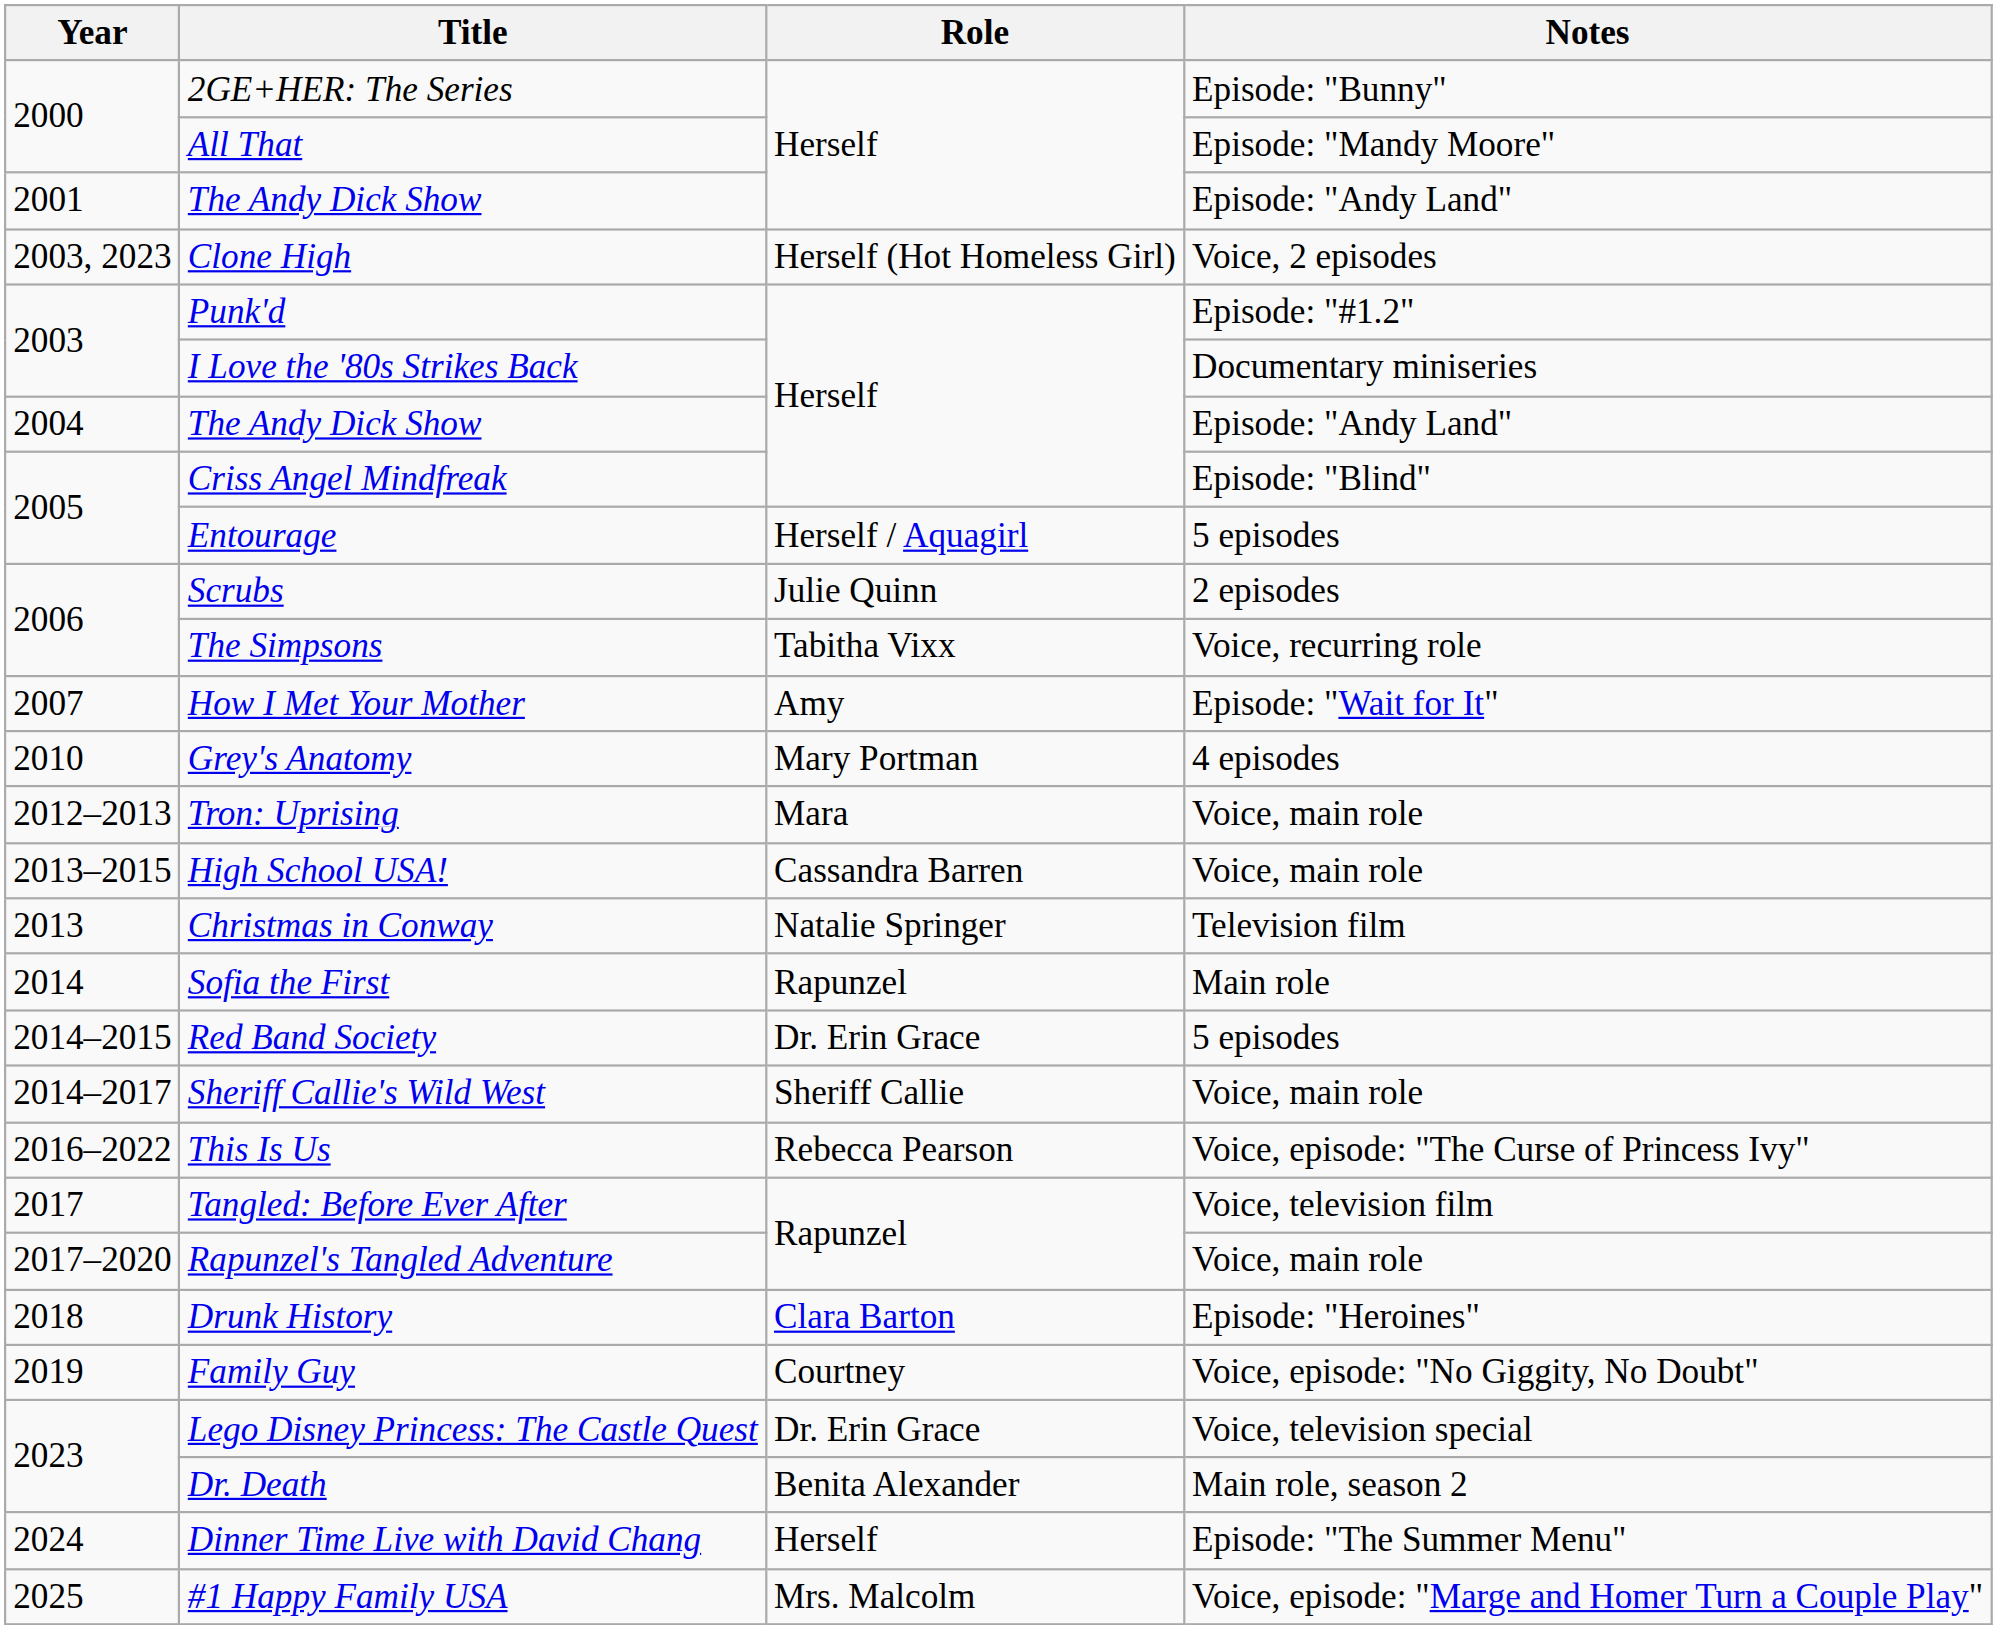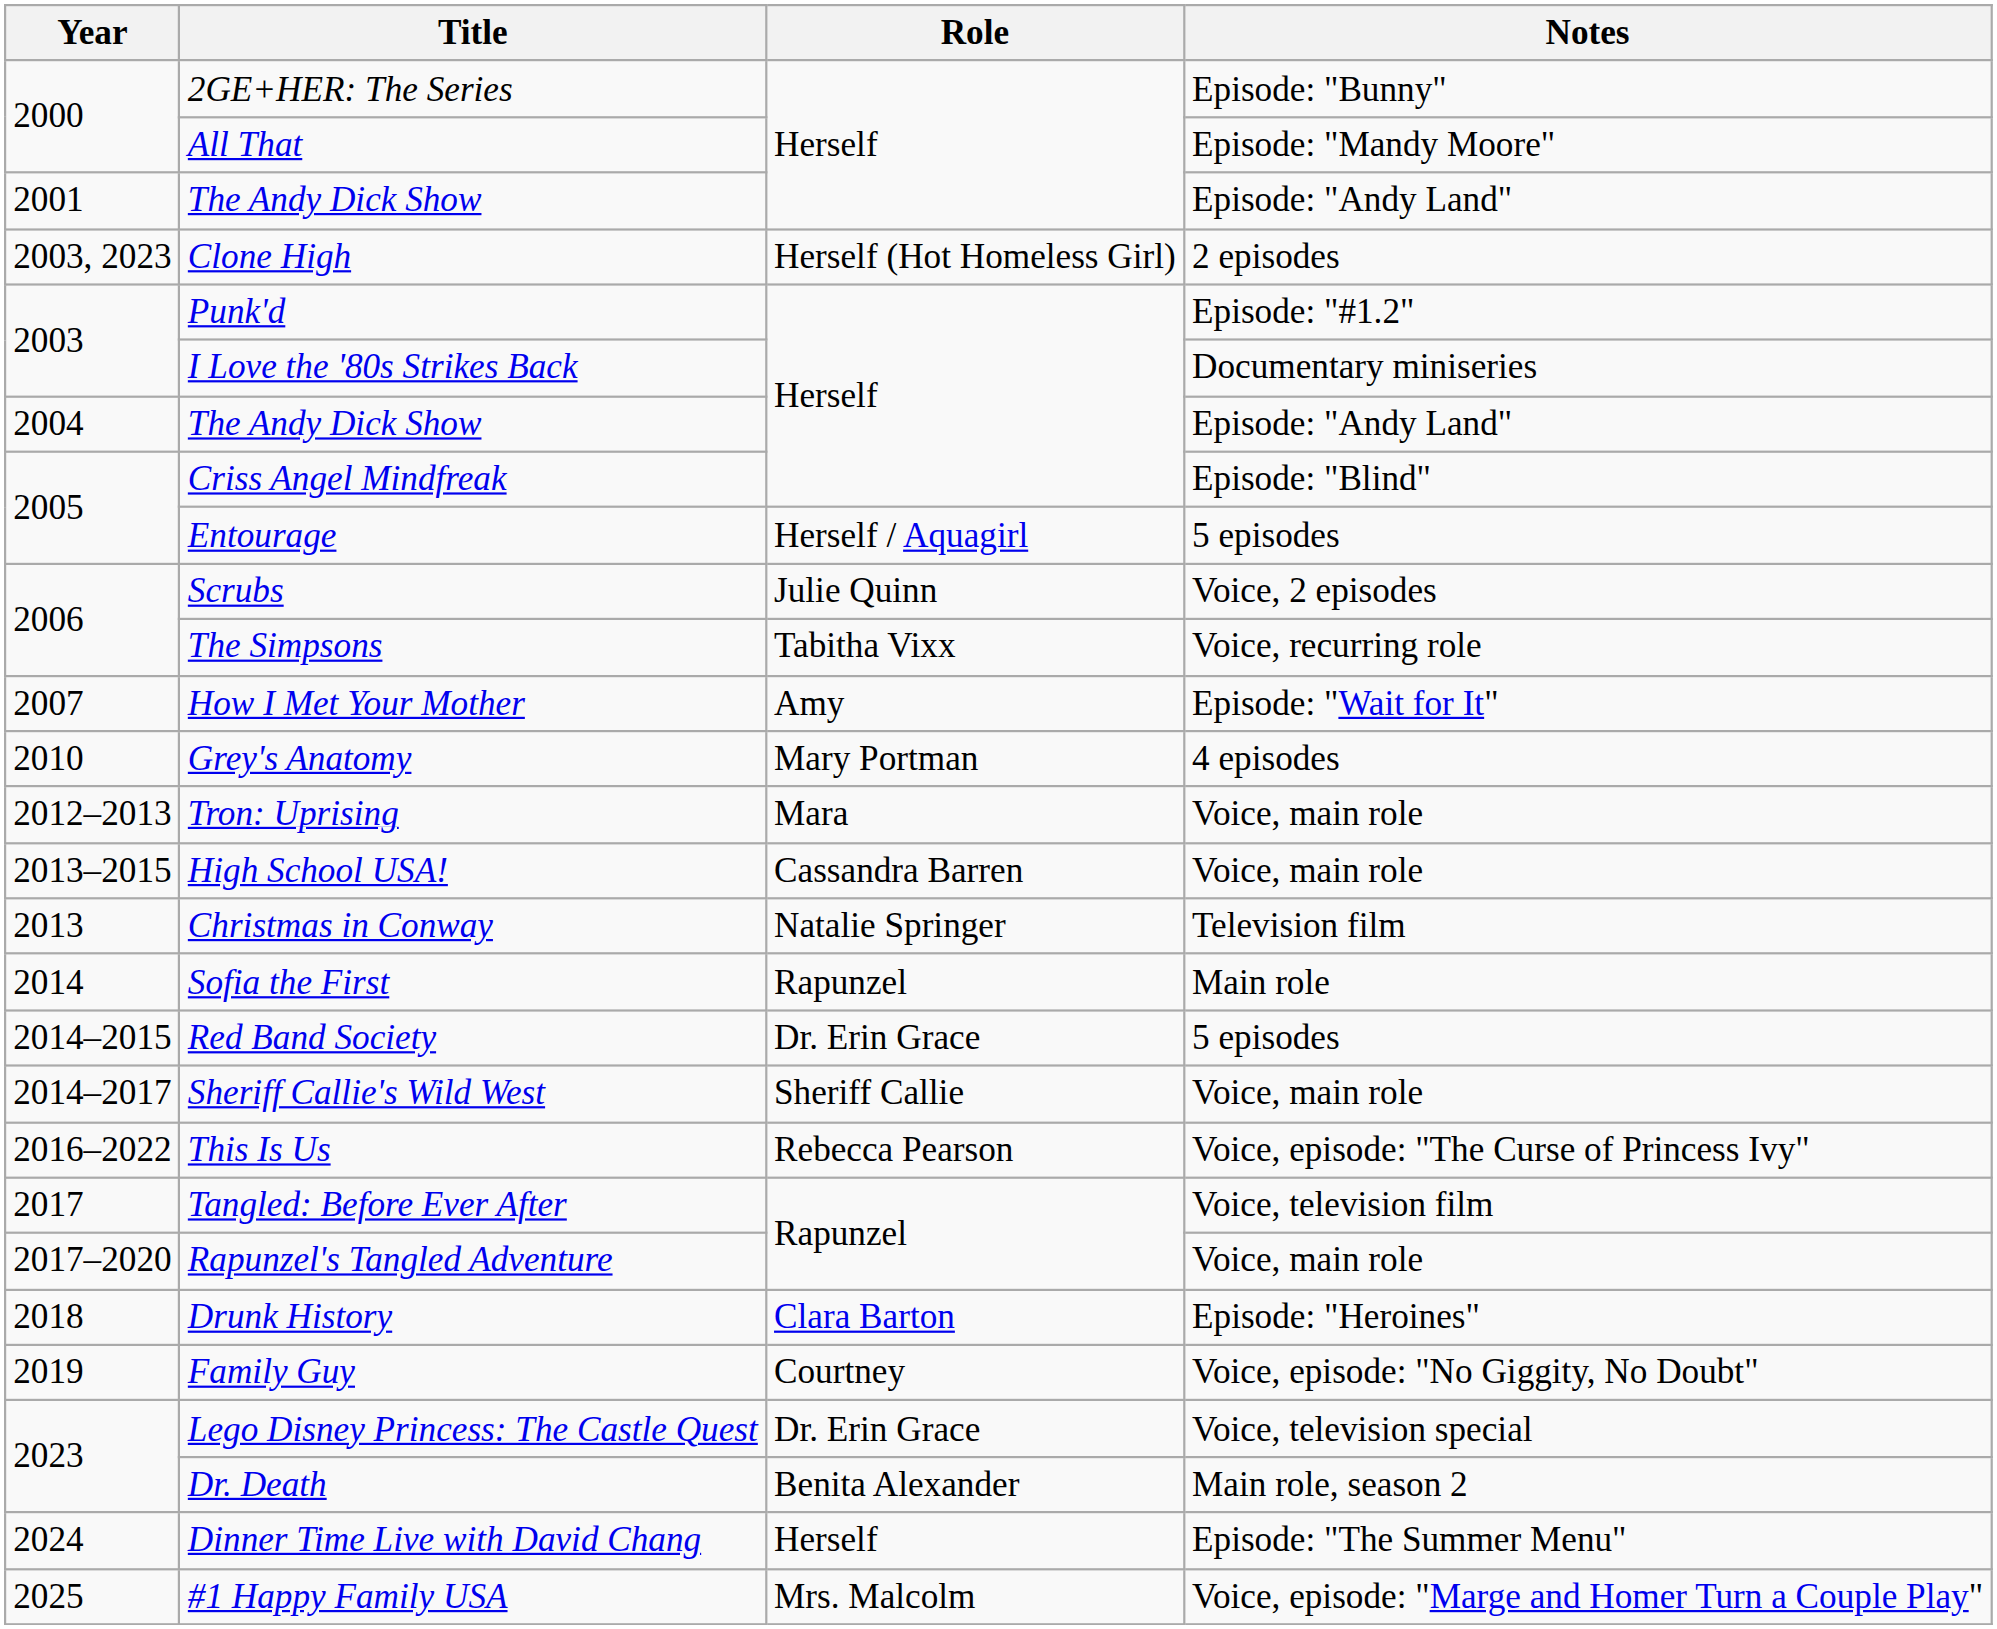(1314, 255) Voice, 2 episodes -> (1266, 255) 2 episodes
(1266, 590) 2 episodes -> (1314, 590) Voice, 2 episodes
